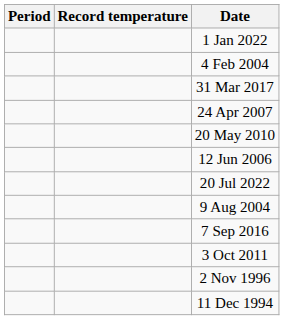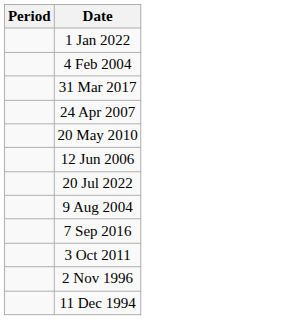- column: (123, 16)
